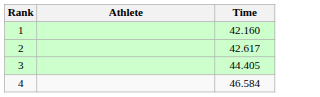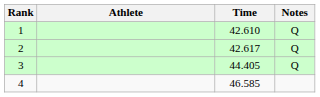+ column: (295, 13)
(245, 30) 42.160 -> (245, 30) 42.610
(245, 83) 46.584 -> (245, 83) 46.585
